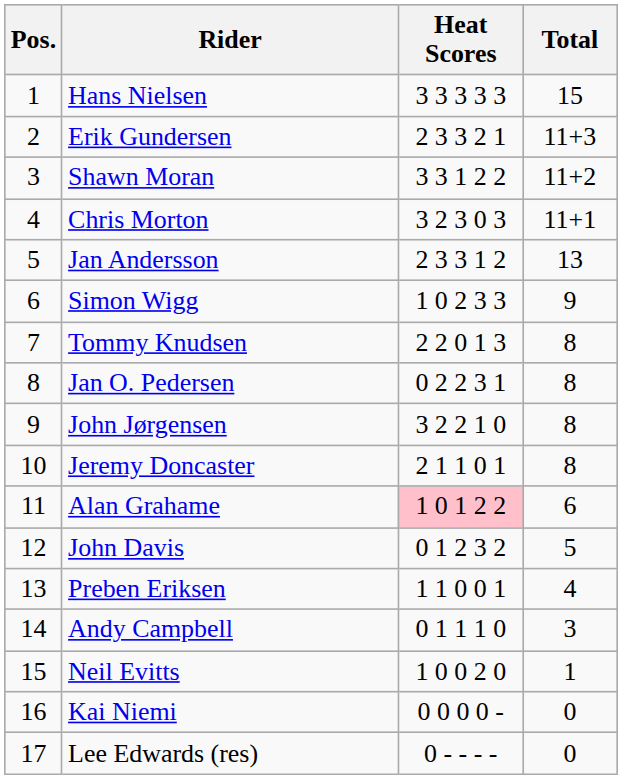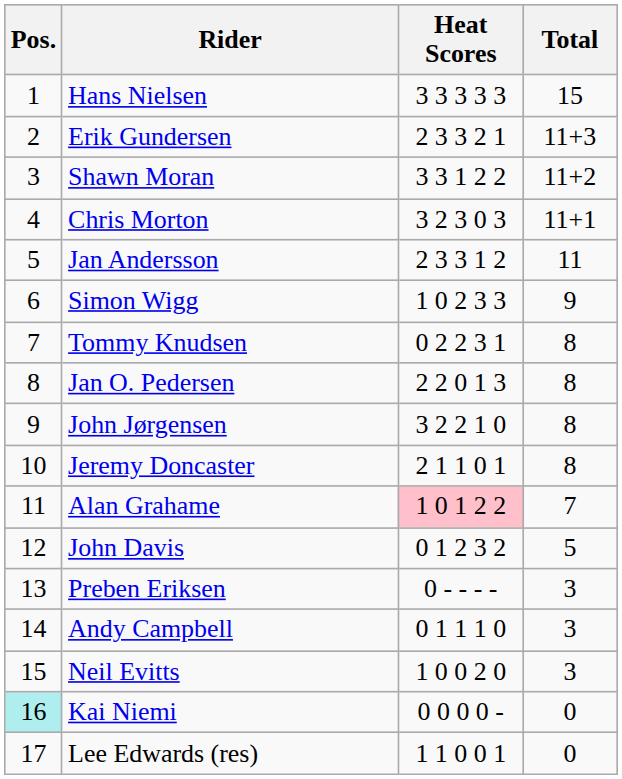(570, 259) 13 -> (570, 259) 11
(461, 341) 2 2 0 1 3 -> (461, 341) 0 2 2 3 1
(461, 383) 0 2 2 3 1 -> (461, 383) 2 2 0 1 3
(570, 506) 6 -> (570, 506) 7
(461, 588) 1 1 0 0 1 -> (461, 588) 0 - - - -
(570, 588) 4 -> (570, 588) 3
(570, 670) 1 -> (570, 670) 3
(33, 711) no background -> (33, 711) paleturquoise background
(461, 753) 0 - - - - -> (461, 753) 1 1 0 0 1
